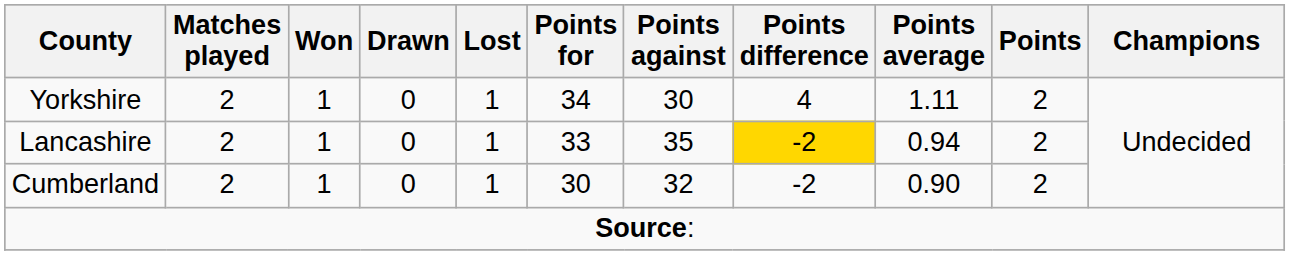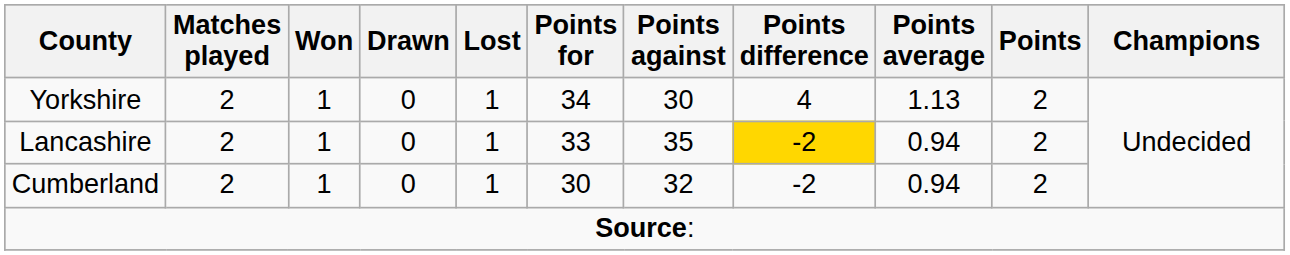(934, 99) 1.11 -> (934, 99) 1.13
(934, 185) 0.90 -> (934, 185) 0.94
